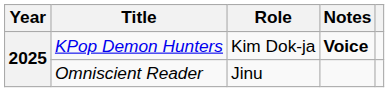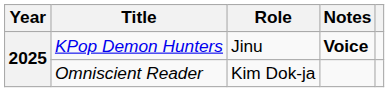(273, 45) Kim Dok-ja -> (247, 45) Jinu
(247, 73) Jinu -> (273, 73) Kim Dok-ja
